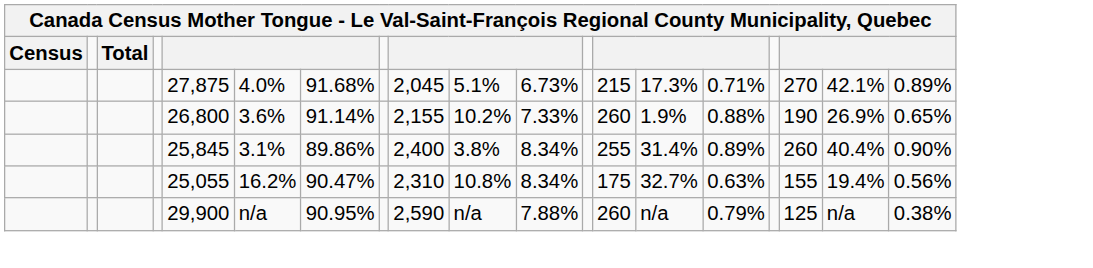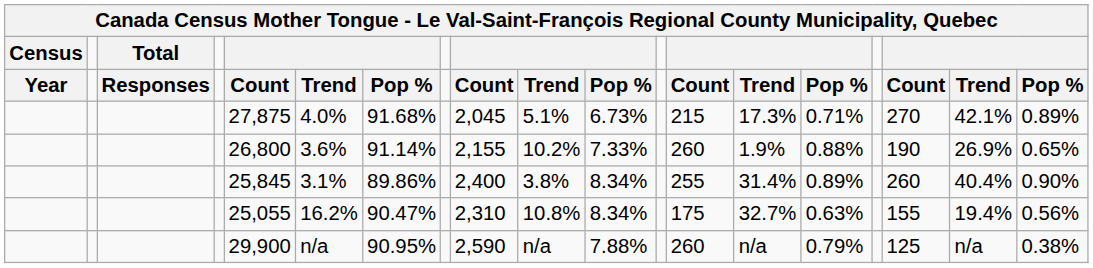+ row: (46, 85)
